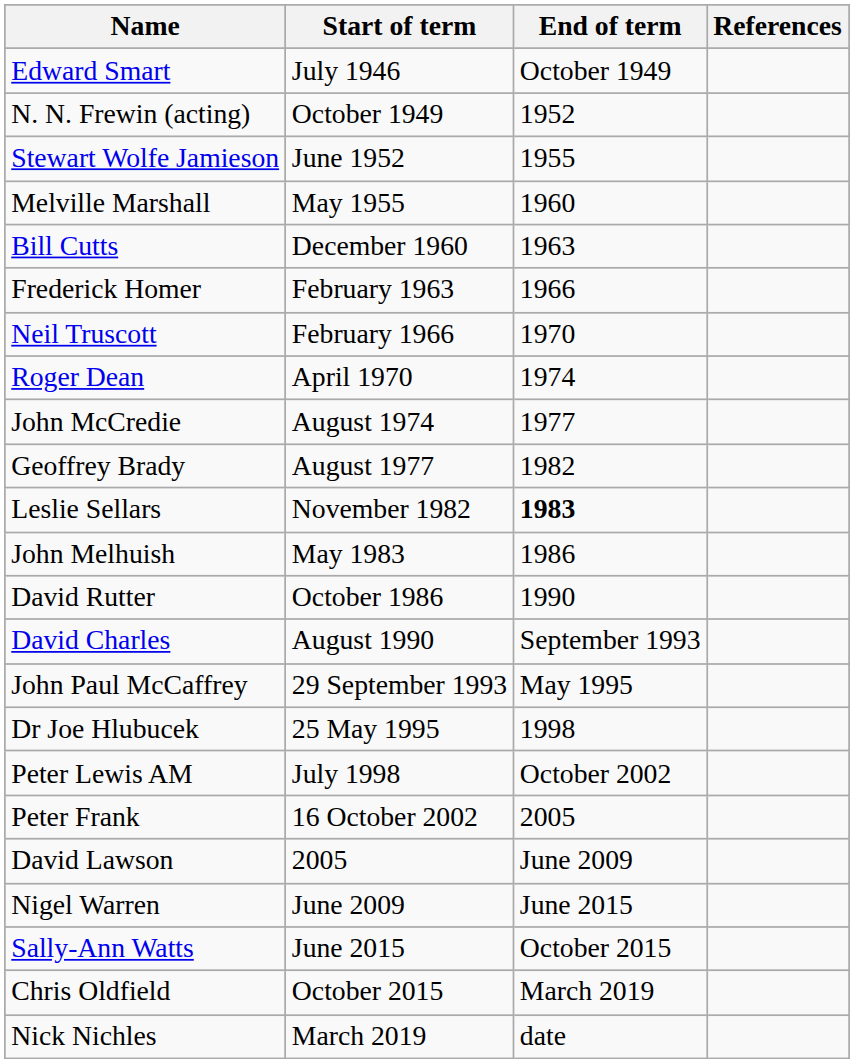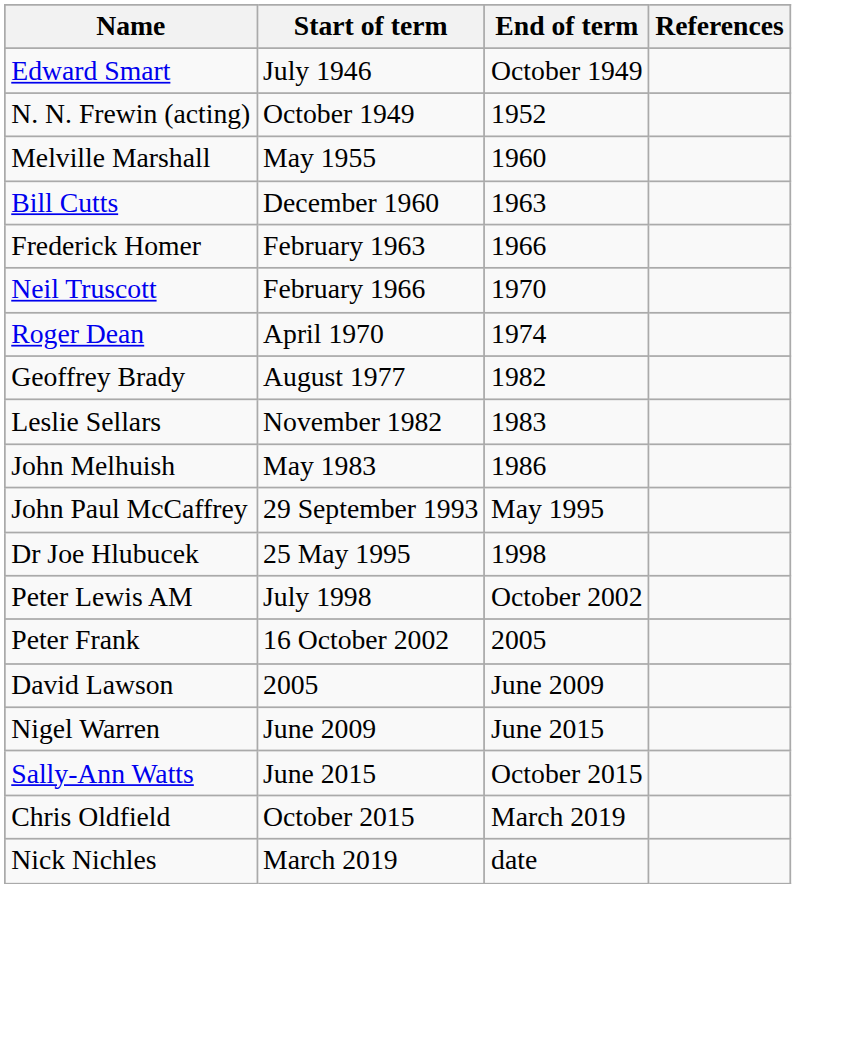- row: (145, 158)
- row: (96, 421)
(548, 509) bold -> (519, 421) normal
- row: (83, 597)
- row: (91, 641)
